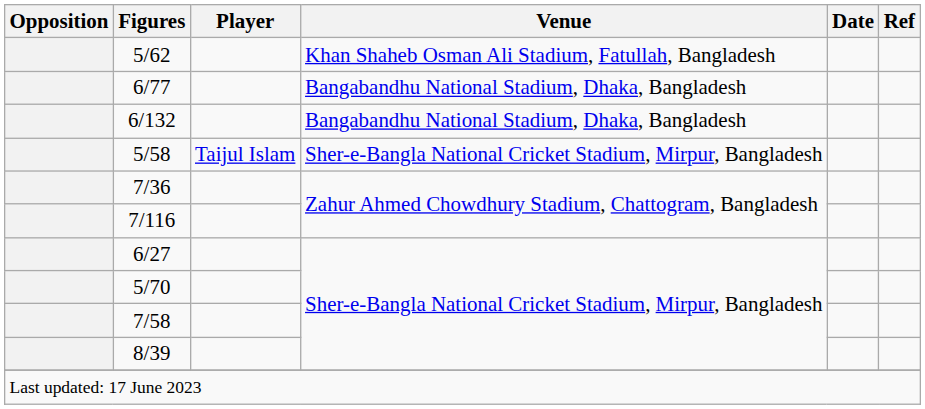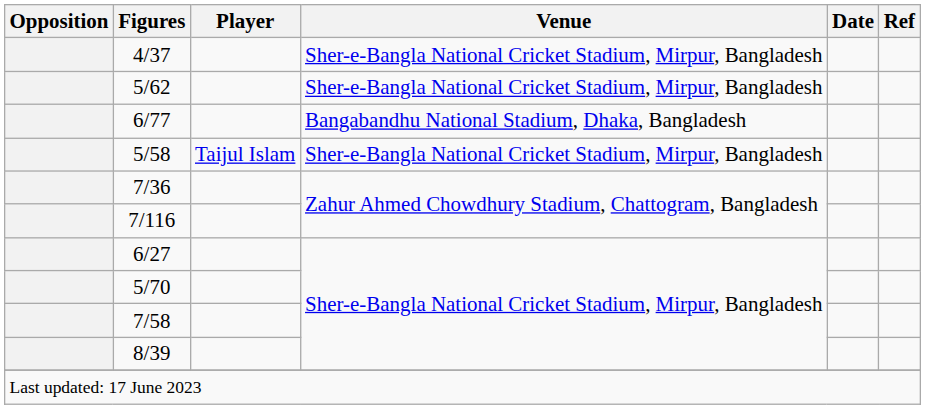+ row: (152, 54)
(540, 54) Khan Shaheb Osman Ali Stadium, Fatullah, Bangladesh -> (564, 87) Sher-e-Bangla National Cricket Stadium, Mirpur, Bangladesh
- row: (152, 120)
